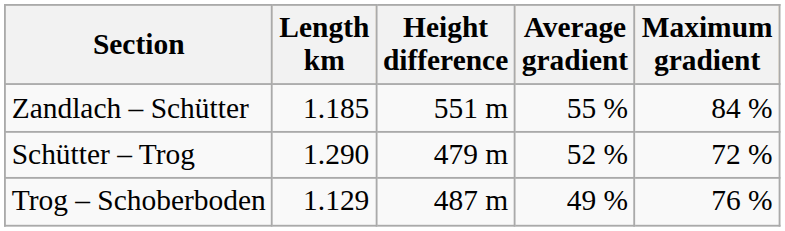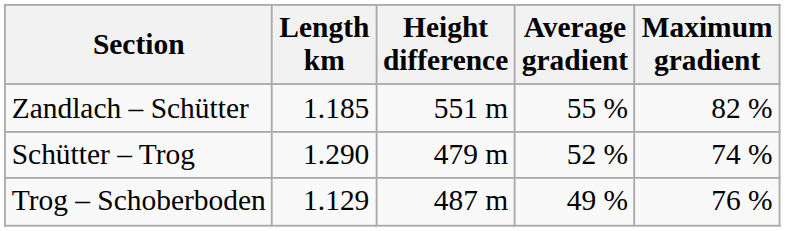(742, 107) 84 % -> (742, 107) 82 %
(742, 154) 72 % -> (742, 154) 74 %
